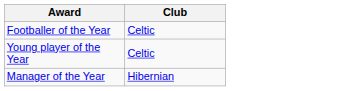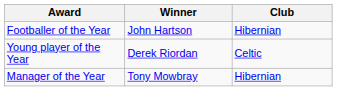+ column: (178, 13)
(141, 30) Celtic -> (258, 30) Hibernian
